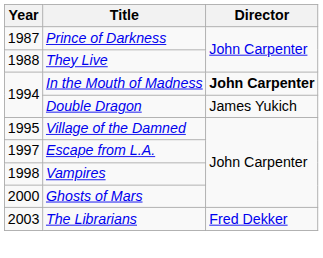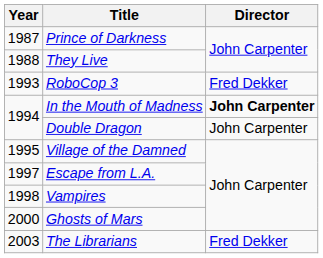+ row: (82, 83)
(253, 106) James Yukich -> (258, 128) John Carpenter
